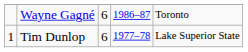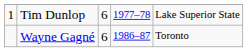rows swapped: (53, 36) <-> (57, 15)
